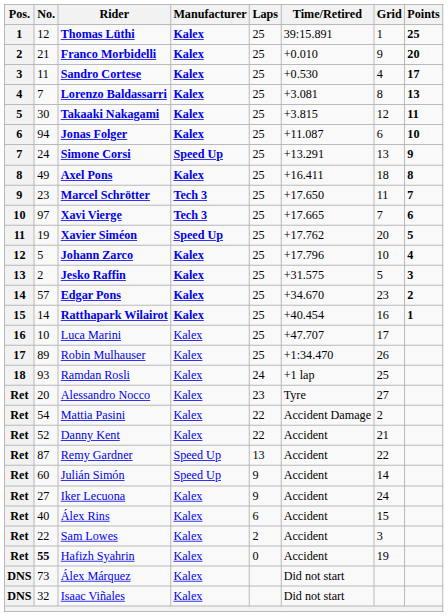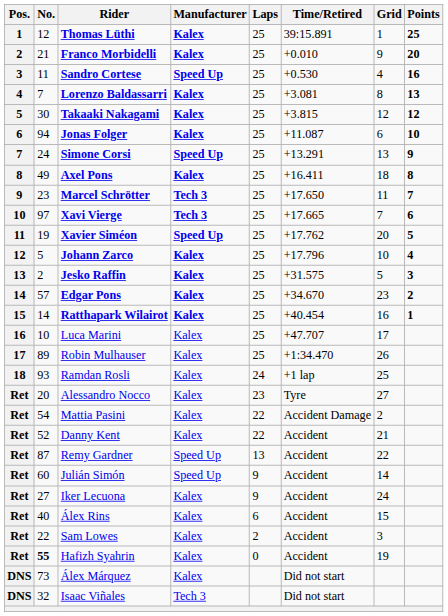(189, 74) Kalex -> (198, 74) Speed Up
(413, 74) 17 -> (413, 74) 16
(413, 114) 11 -> (413, 114) 12
(188, 596) Kalex -> (190, 596) Tech 3
